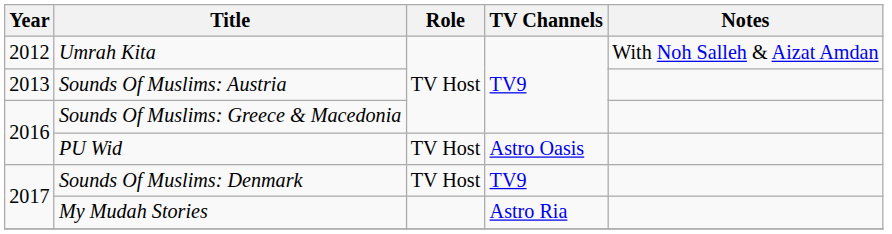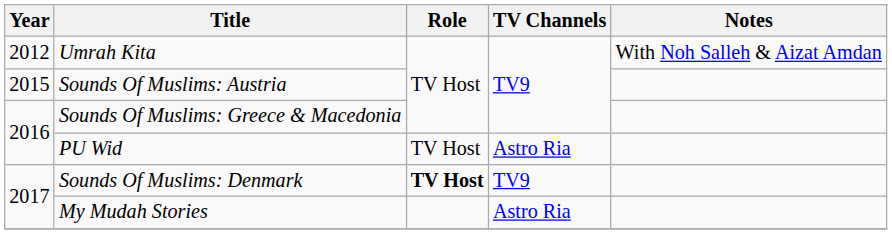(29, 84) 2013 -> (29, 84) 2015
(537, 148) Astro Oasis -> (532, 148) Astro Ria
(445, 180) normal -> (447, 180) bold
